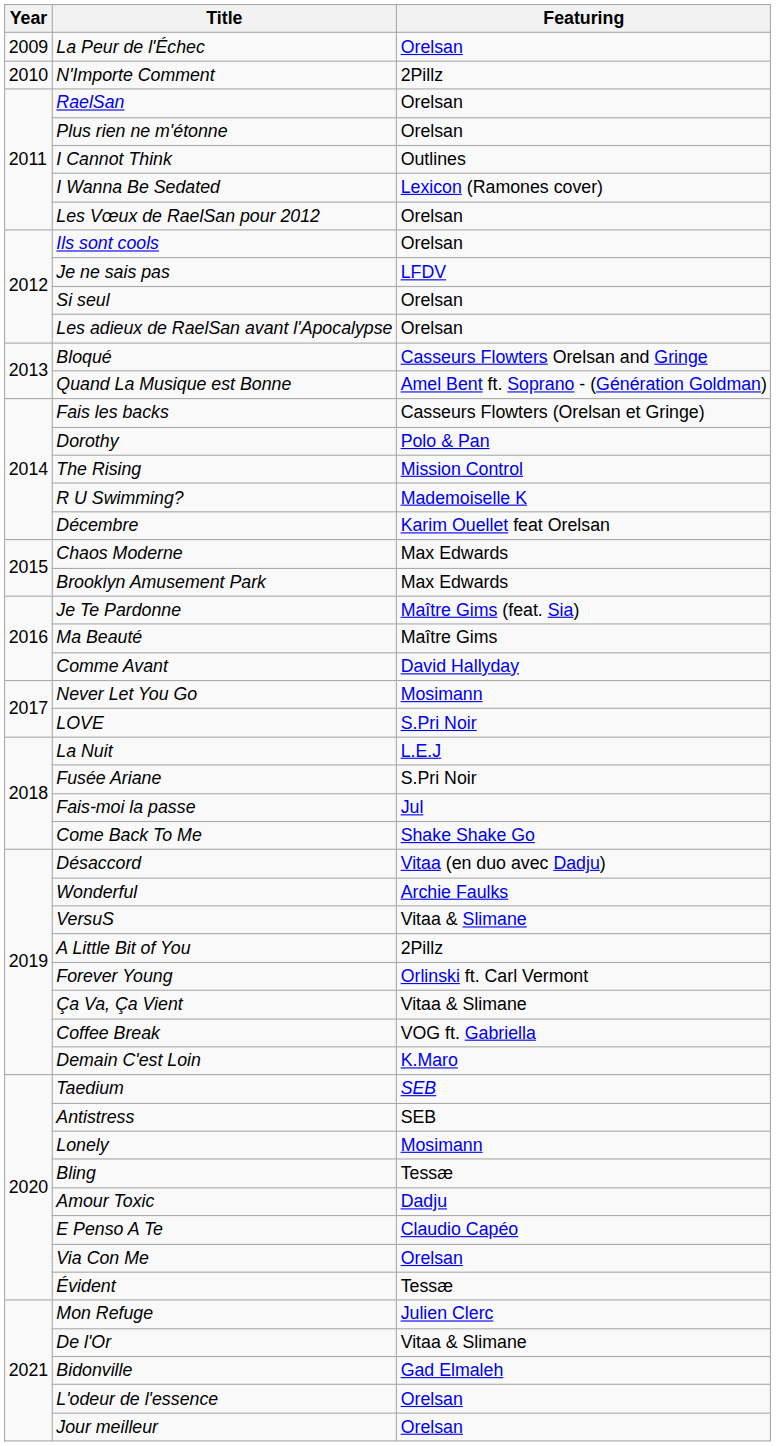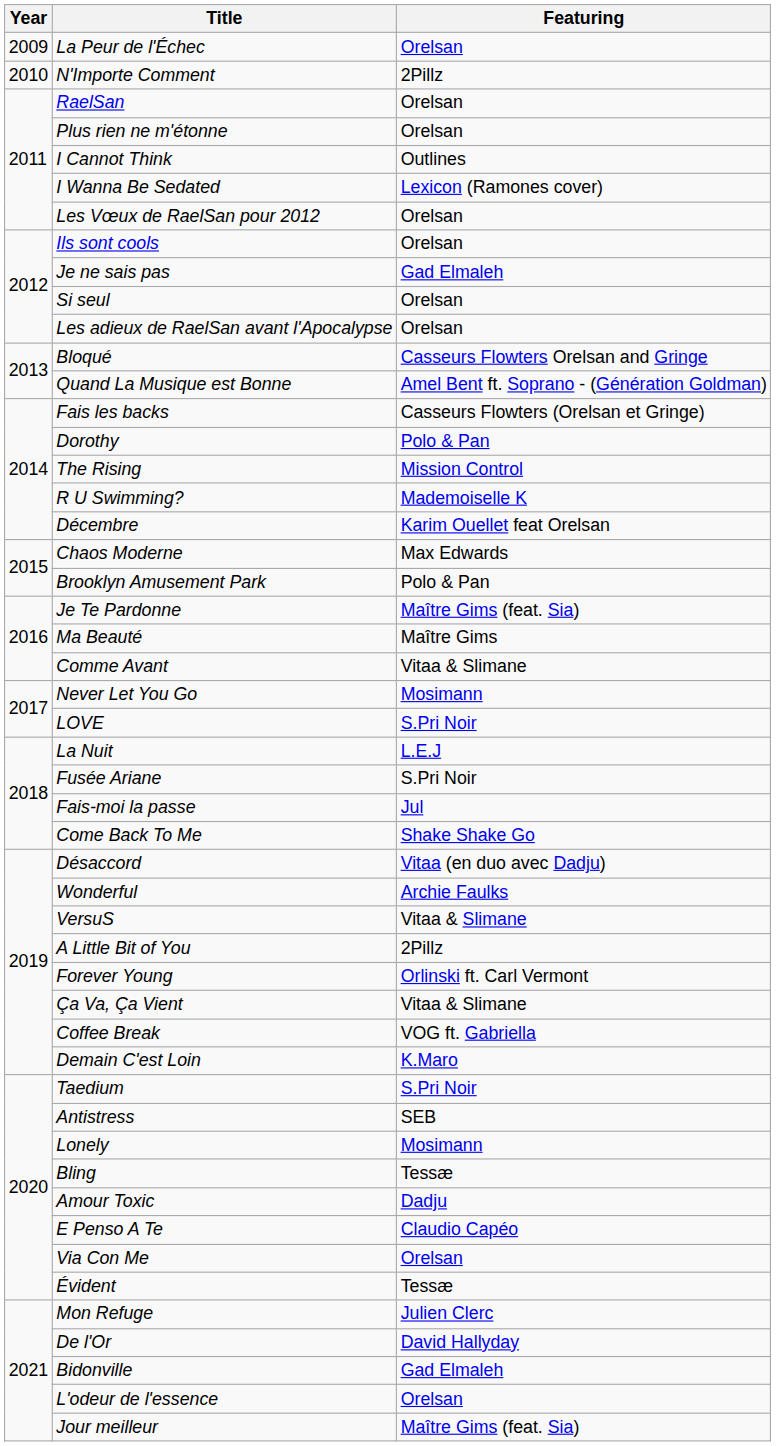(423, 272) LFDV -> (452, 272) Gad Elmaleh
(454, 581) Max Edwards -> (445, 581) Polo & Pan
(460, 666) David Hallyday -> (464, 666) Vitaa & Slimane
(418, 1088) SEB -> (439, 1088) S.Pri Noir
(464, 1342) Vitaa & Slimane -> (460, 1342) David Hallyday
(432, 1426) Orelsan -> (490, 1426) Maître Gims (feat. Sia)
